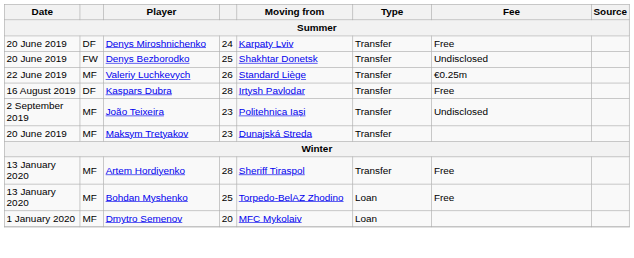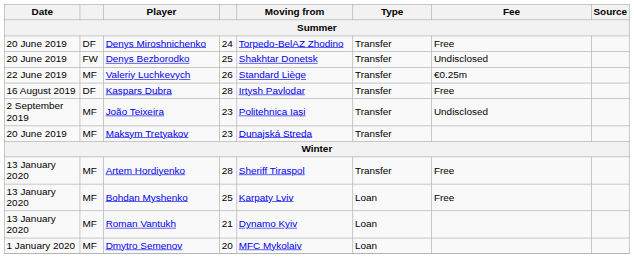(266, 43) Karpaty Lviv -> (291, 43) Torpedo-BelAZ Zhodino
(291, 197) Torpedo-BelAZ Zhodino -> (266, 197) Karpaty Lviv
+ row: (141, 224)
